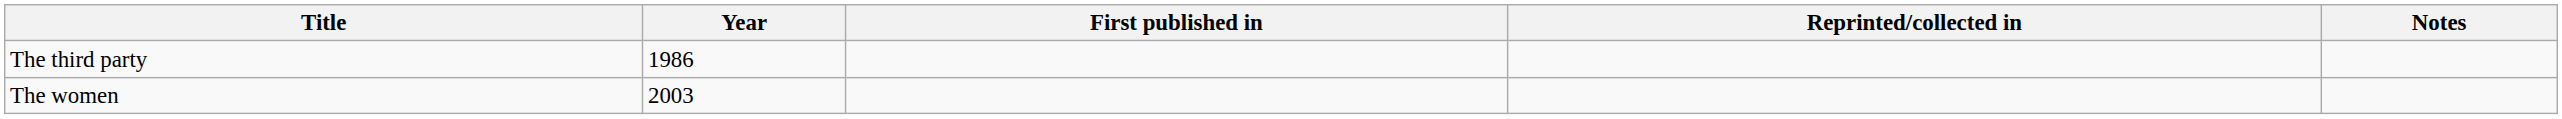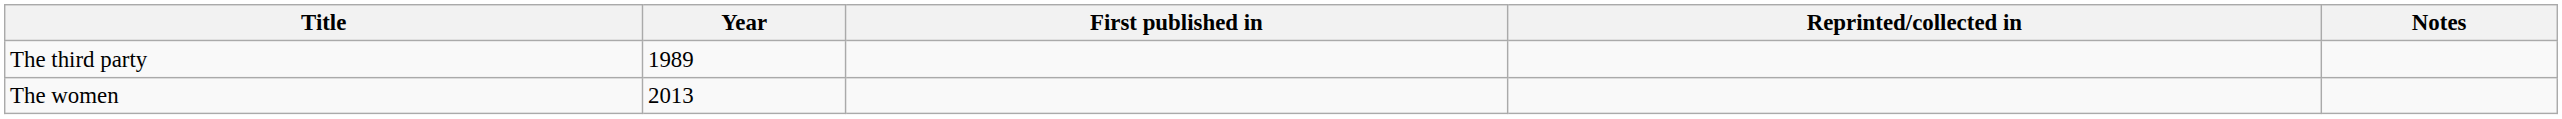(671, 58) 1986 -> (671, 58) 1989
(671, 95) 2003 -> (671, 95) 2013
